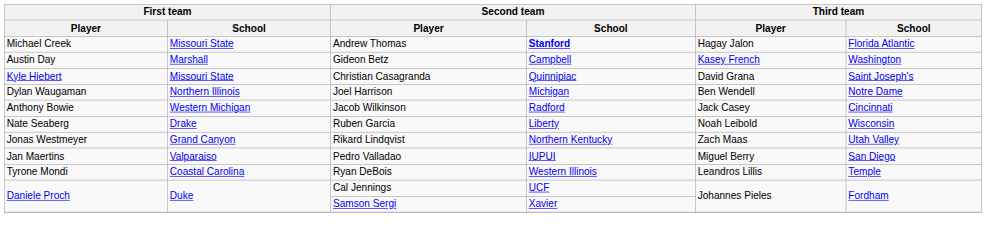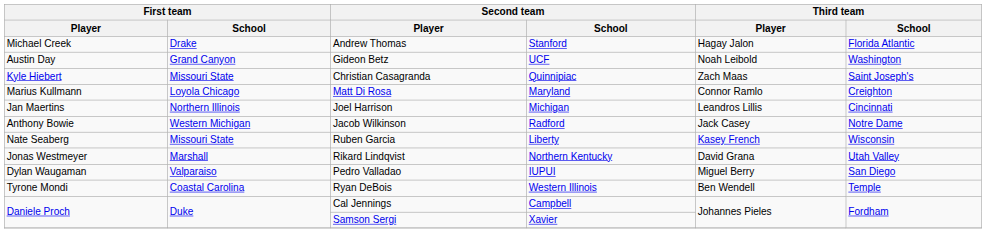(202, 44) Missouri State -> (183, 44) Drake
(549, 44) bold -> (548, 44) normal
(189, 60) Marshall -> (203, 60) Grand Canyon
(550, 60) Campbell -> (539, 60) UCF
(729, 60) Kasey French -> (727, 60) Noah Leibold
(726, 76) David Grana -> (723, 76) Zach Maas
+ row: (362, 92)
(47, 92) Dylan Waugaman -> (35, 108) Jan Maertins
(726, 92) Ben Wendell -> (730, 108) Leandros Lillis
(876, 92) Notre Dame -> (870, 108) Cincinnati
(870, 108) Cincinnati -> (876, 124) Notre Dame
(183, 124) Drake -> (202, 140) Missouri State
(727, 124) Noah Leibold -> (729, 140) Kasey French
(203, 140) Grand Canyon -> (189, 156) Marshall
(723, 140) Zach Maas -> (726, 156) David Grana
(35, 156) Jan Maertins -> (47, 172) Dylan Waugaman
(730, 172) Leandros Lillis -> (726, 188) Ben Wendell
(539, 188) UCF -> (550, 204) Campbell
